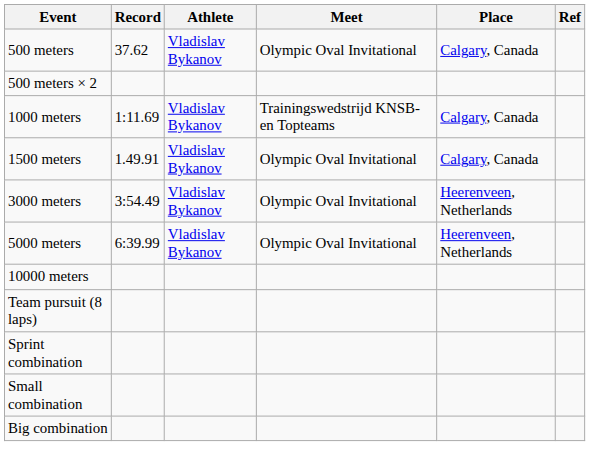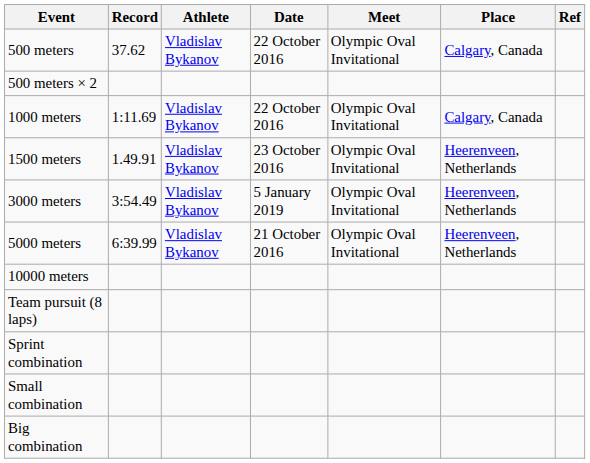+ column: (289, 16)
(340, 117) Trainingswedstrijd KNSB- en Topteams -> (373, 117) Olympic Oval Invitational
(489, 159) Calgary, Canada -> (482, 159) Heerenveen, Netherlands
